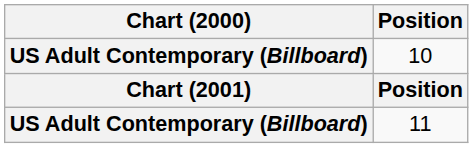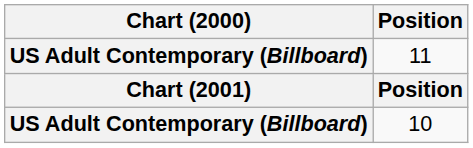rows swapped: (420, 55) <-> (420, 124)
